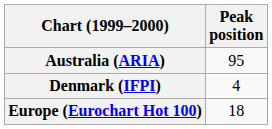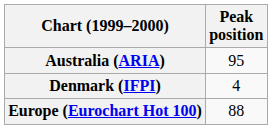(236, 111) 18 -> (236, 111) 88
